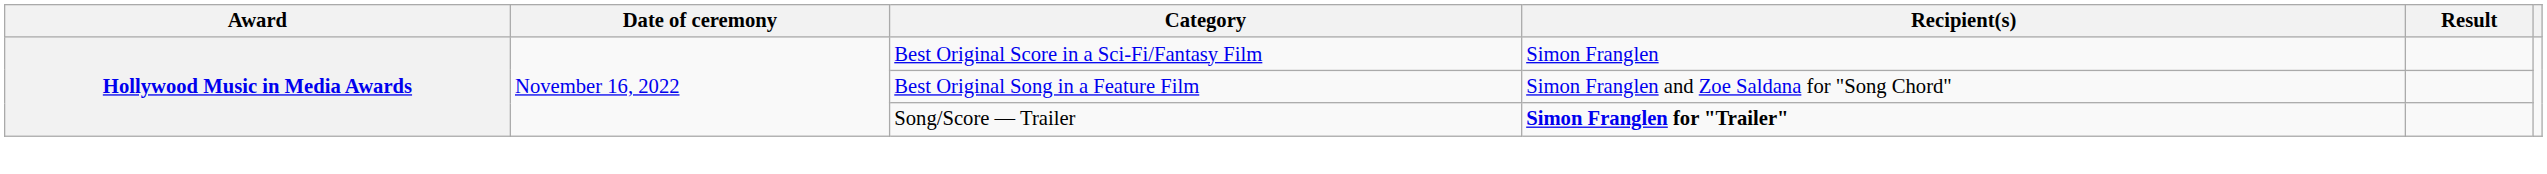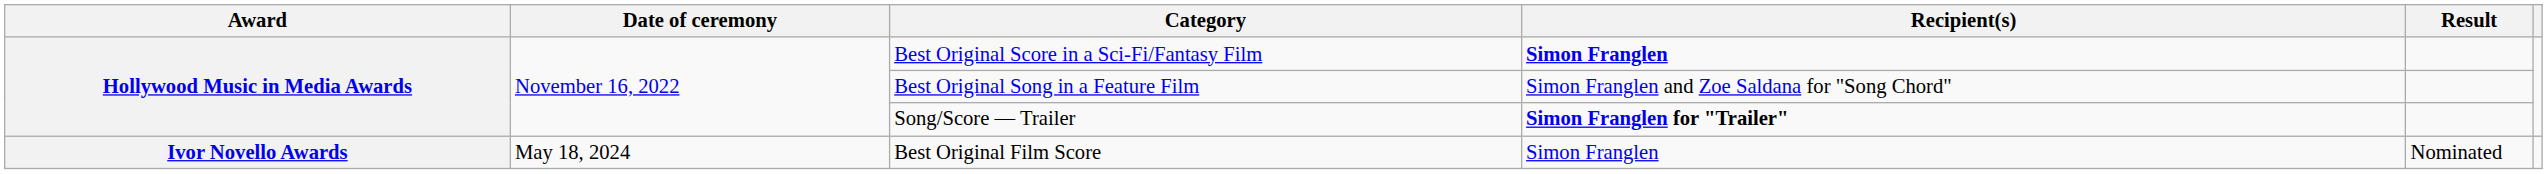(1592, 53) normal -> (1597, 53) bold
+ row: (998, 151)
